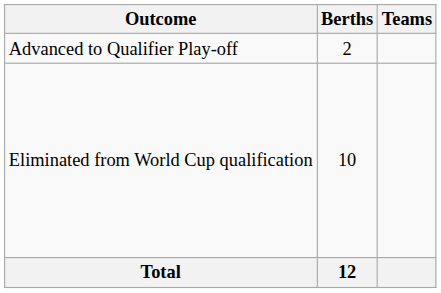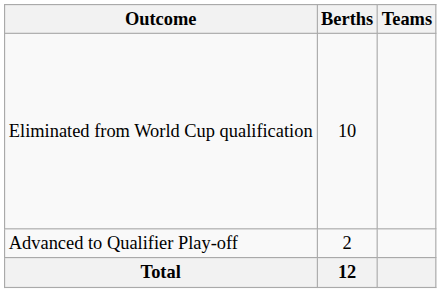rows swapped: (123, 48) <-> (161, 160)
